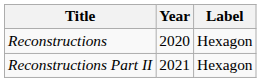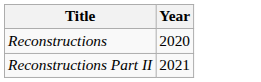- column: (225, 16)
